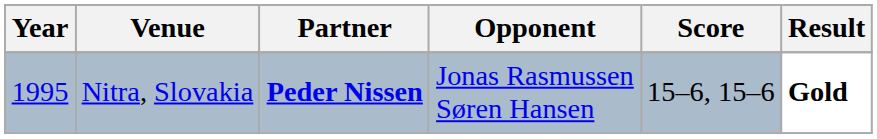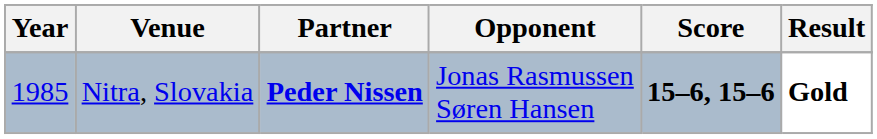(40, 91) 1995 -> (40, 91) 1985
(711, 91) normal -> (711, 91) bold
